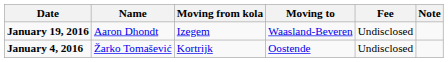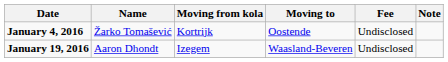rows swapped: (45, 48) <-> (48, 31)
